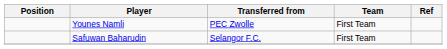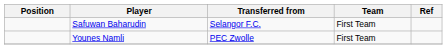rows swapped: (109, 37) <-> (98, 24)
